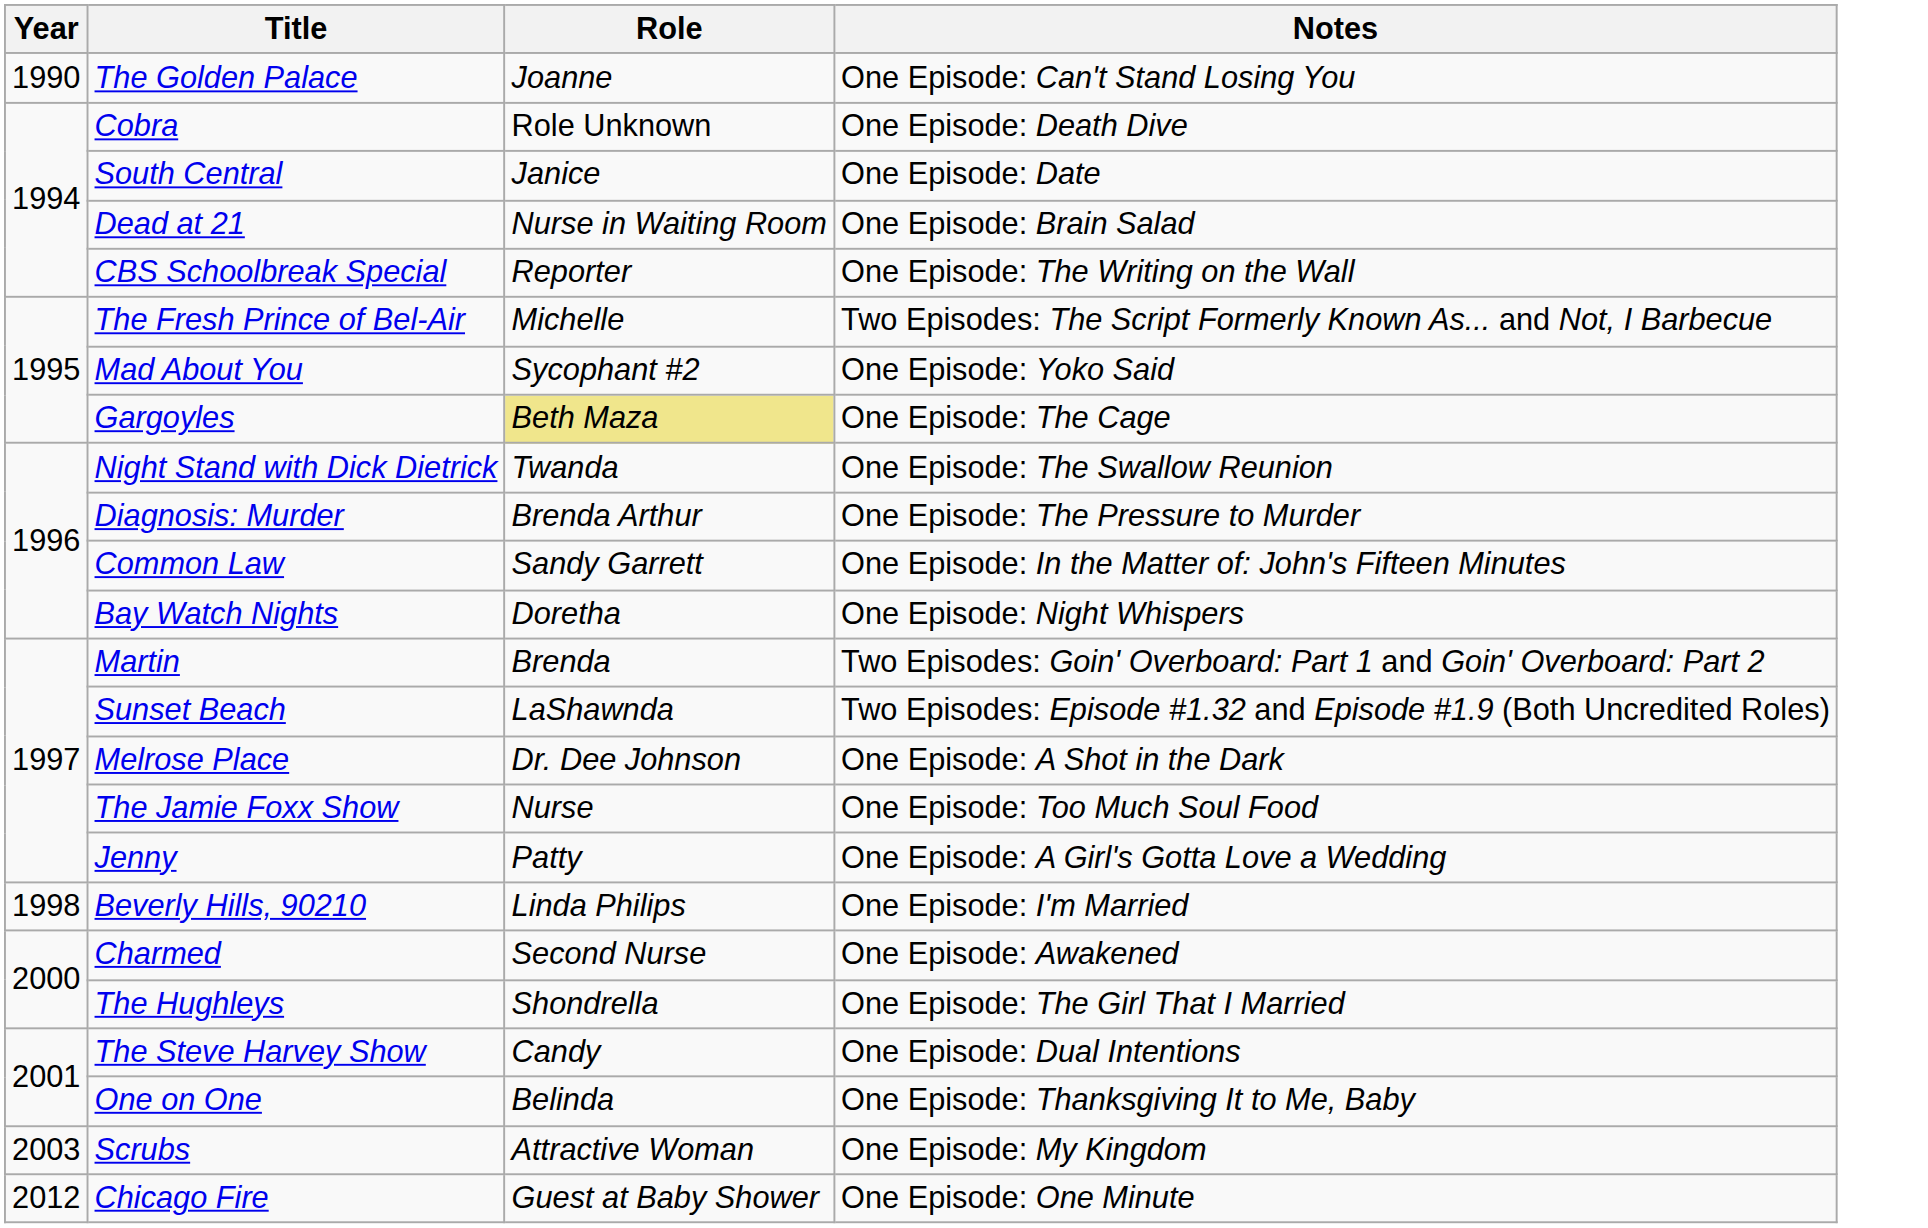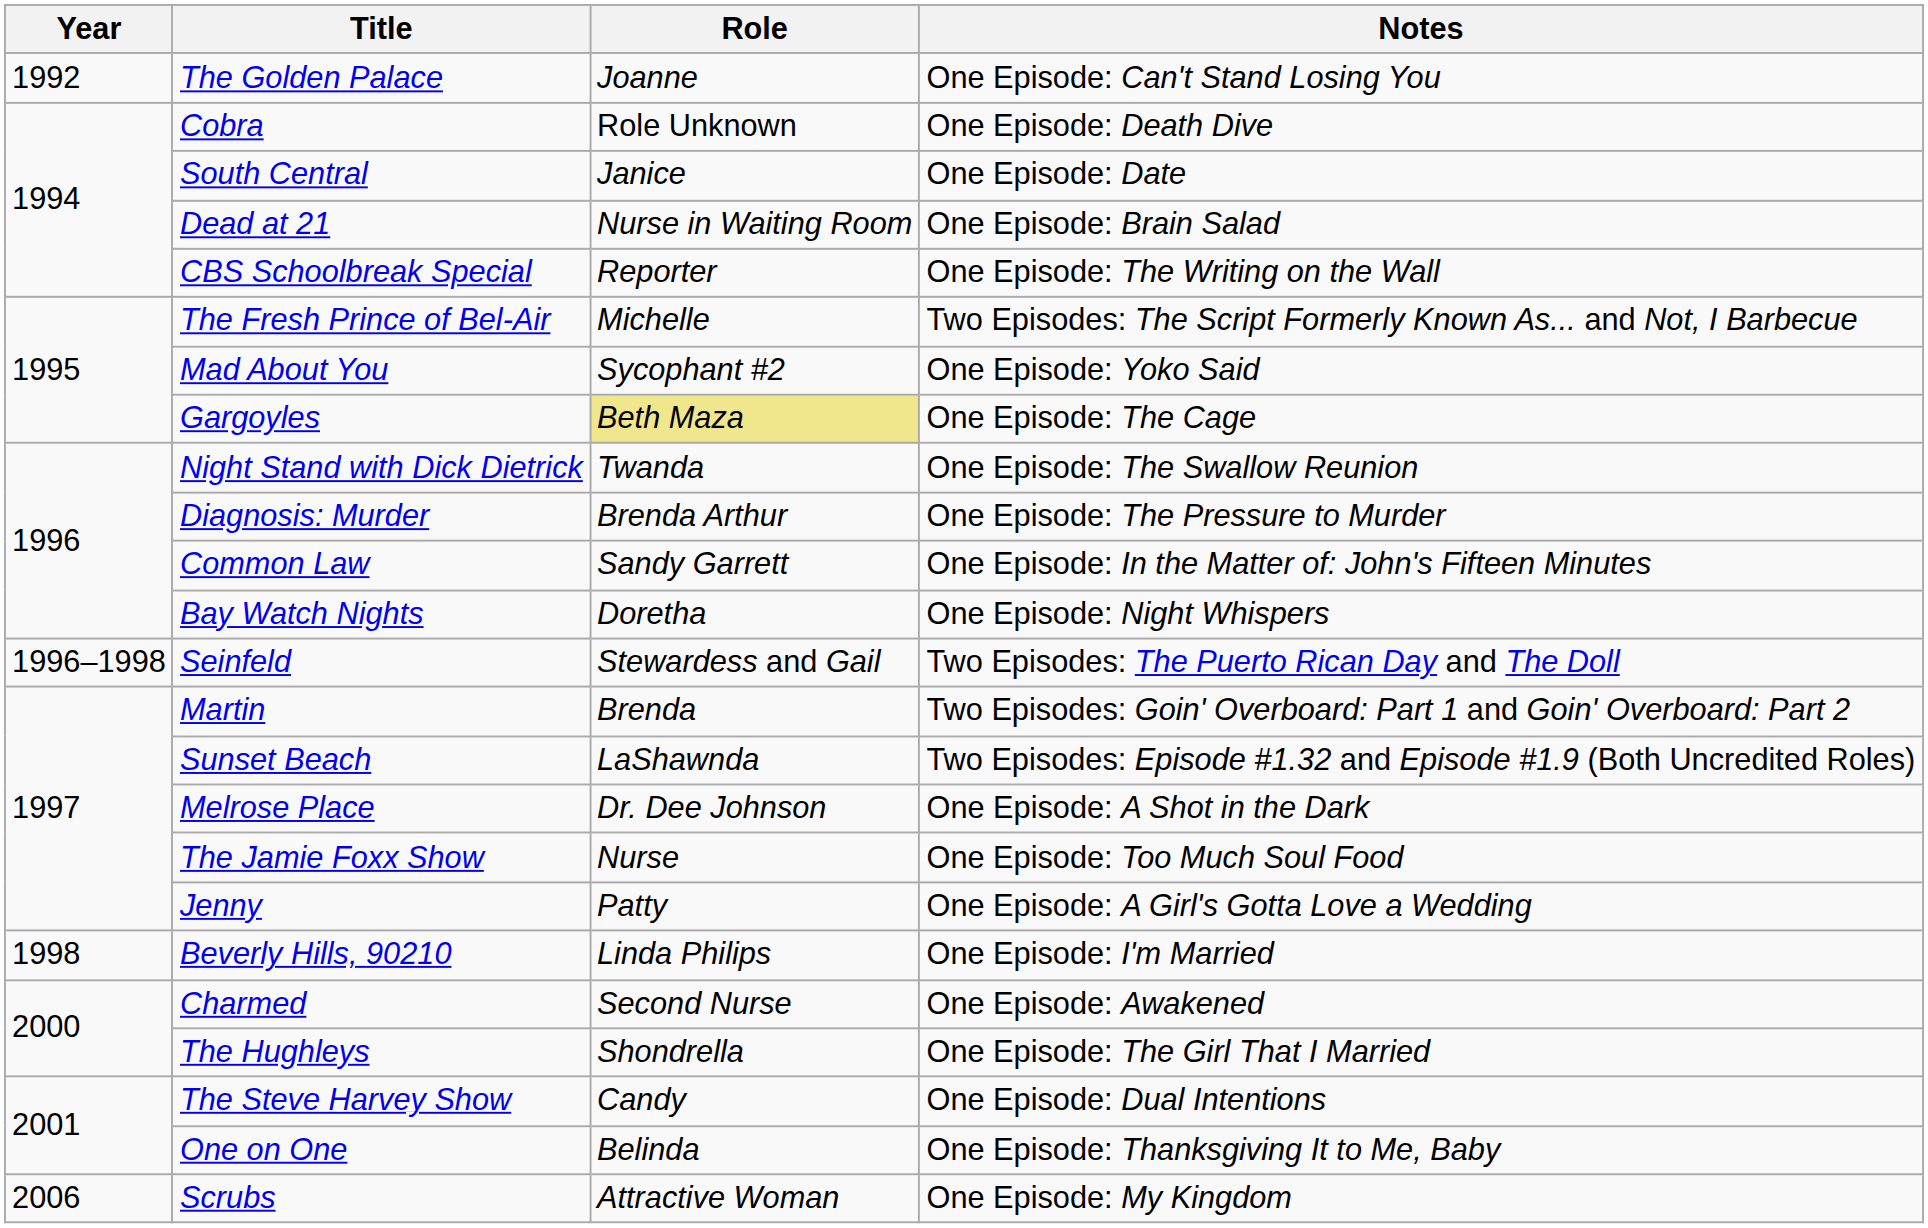(46, 77) 1990 -> (46, 77) 1992
+ row: (235, 662)
(46, 1149) 2003 -> (46, 1198) 2006
- row: (182, 1198)
